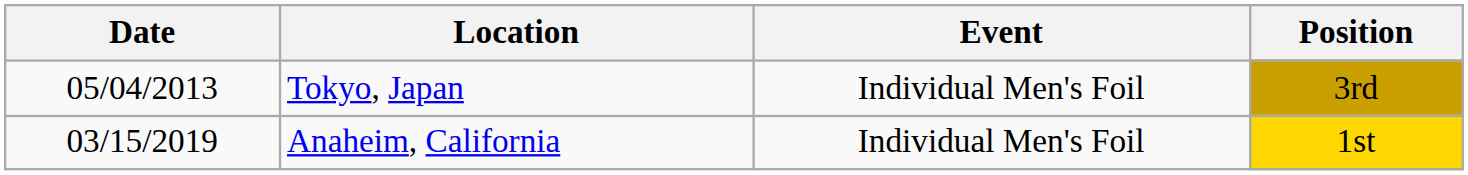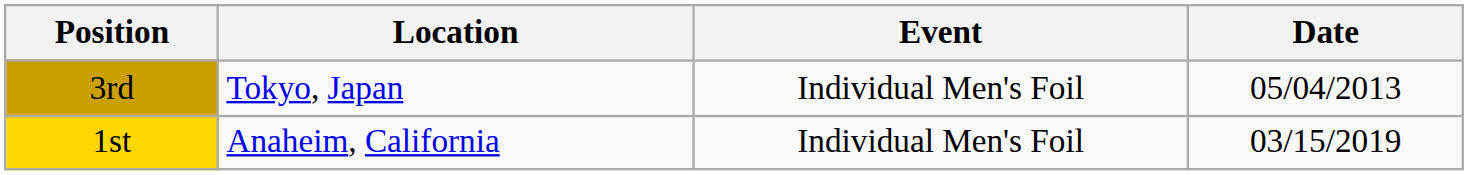columns swapped: (142, 32) <-> (1356, 32)
